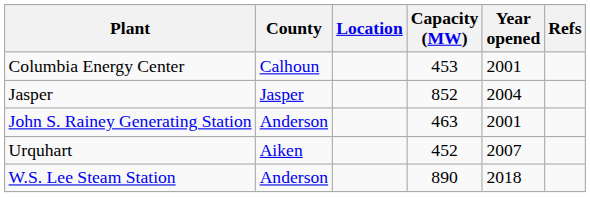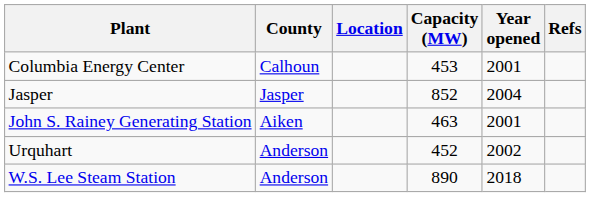(294, 121) Anderson -> (281, 121) Aiken
(281, 149) Aiken -> (294, 149) Anderson
(504, 149) 2007 -> (504, 149) 2002
